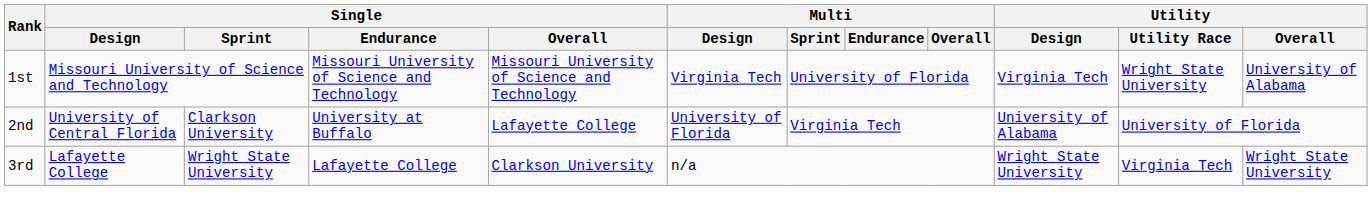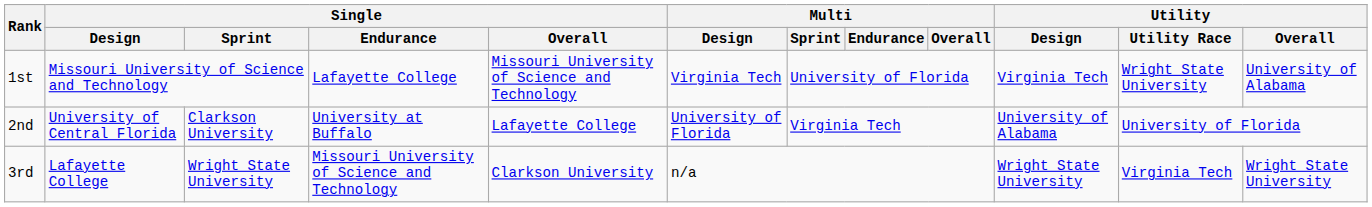(393, 79) Missouri University of Science and Technology -> (385, 79) Lafayette College
(385, 166) Lafayette College -> (393, 174) Missouri University of Science and Technology
